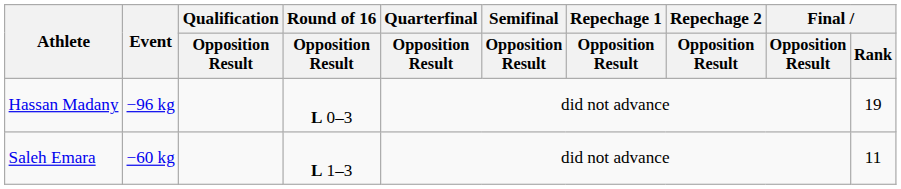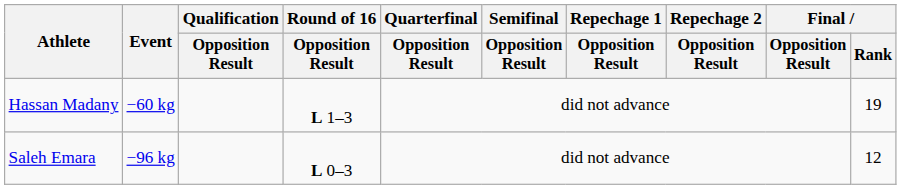(151, 105) −96 kg -> (151, 105) −60 kg
(332, 117) L 0–3 -> (332, 117) L 1–3
(151, 158) −60 kg -> (151, 158) −96 kg
(332, 170) L 1–3 -> (332, 170) L 0–3
(873, 158) 11 -> (873, 158) 12
